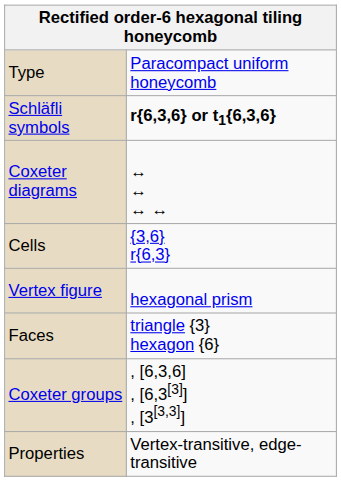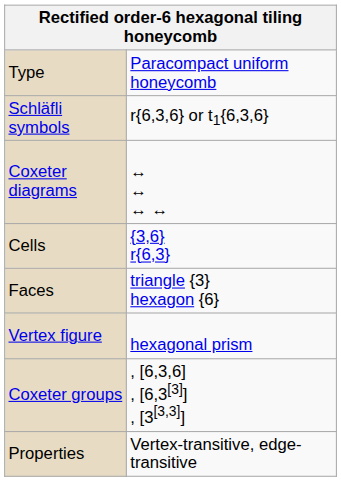(203, 118) bold -> (199, 118) normal
rows swapped: (31, 335) <-> (55, 290)
